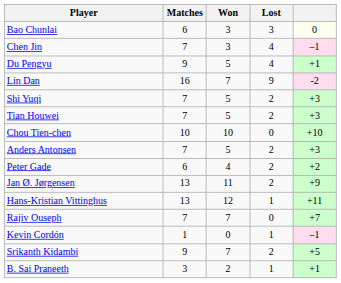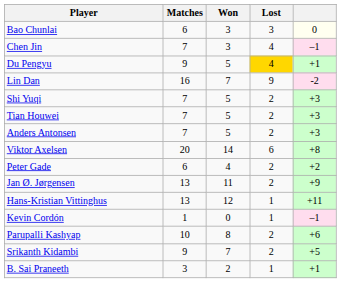(271, 64) no background -> (271, 64) gold background
- row: (39, 132)
+ row: (37, 149)
- row: (34, 218)
+ row: (44, 235)
